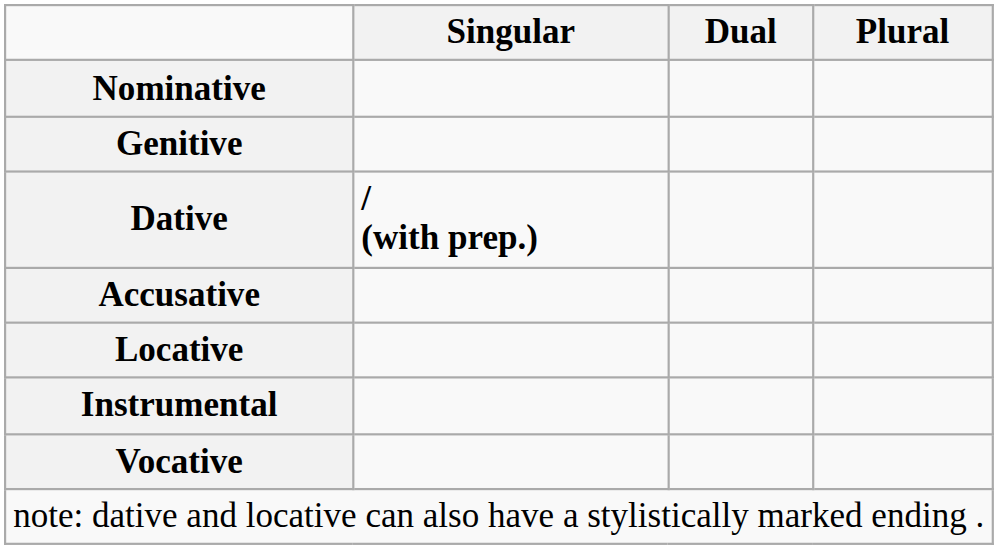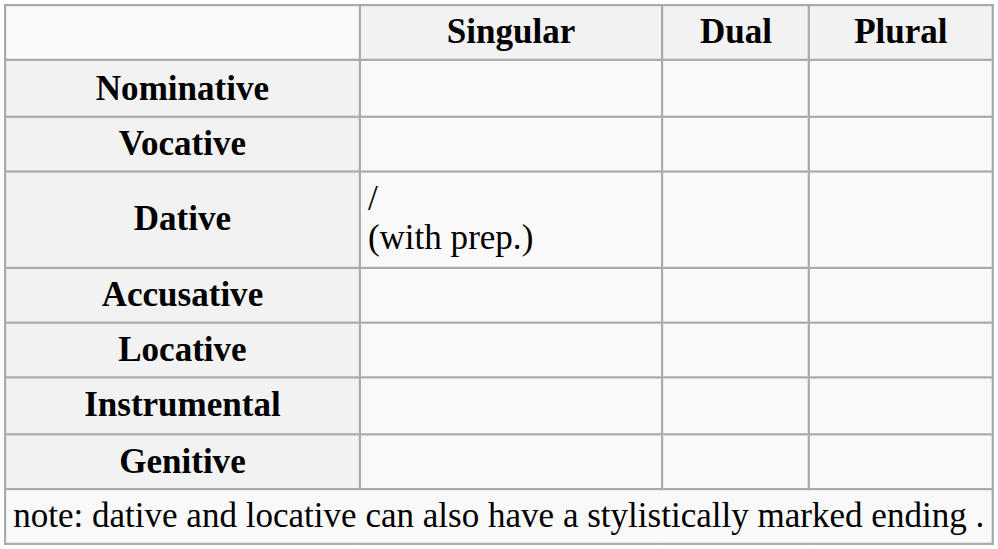rows swapped: (179, 143) <-> (179, 460)
(450, 218) bold -> (451, 218) normal
